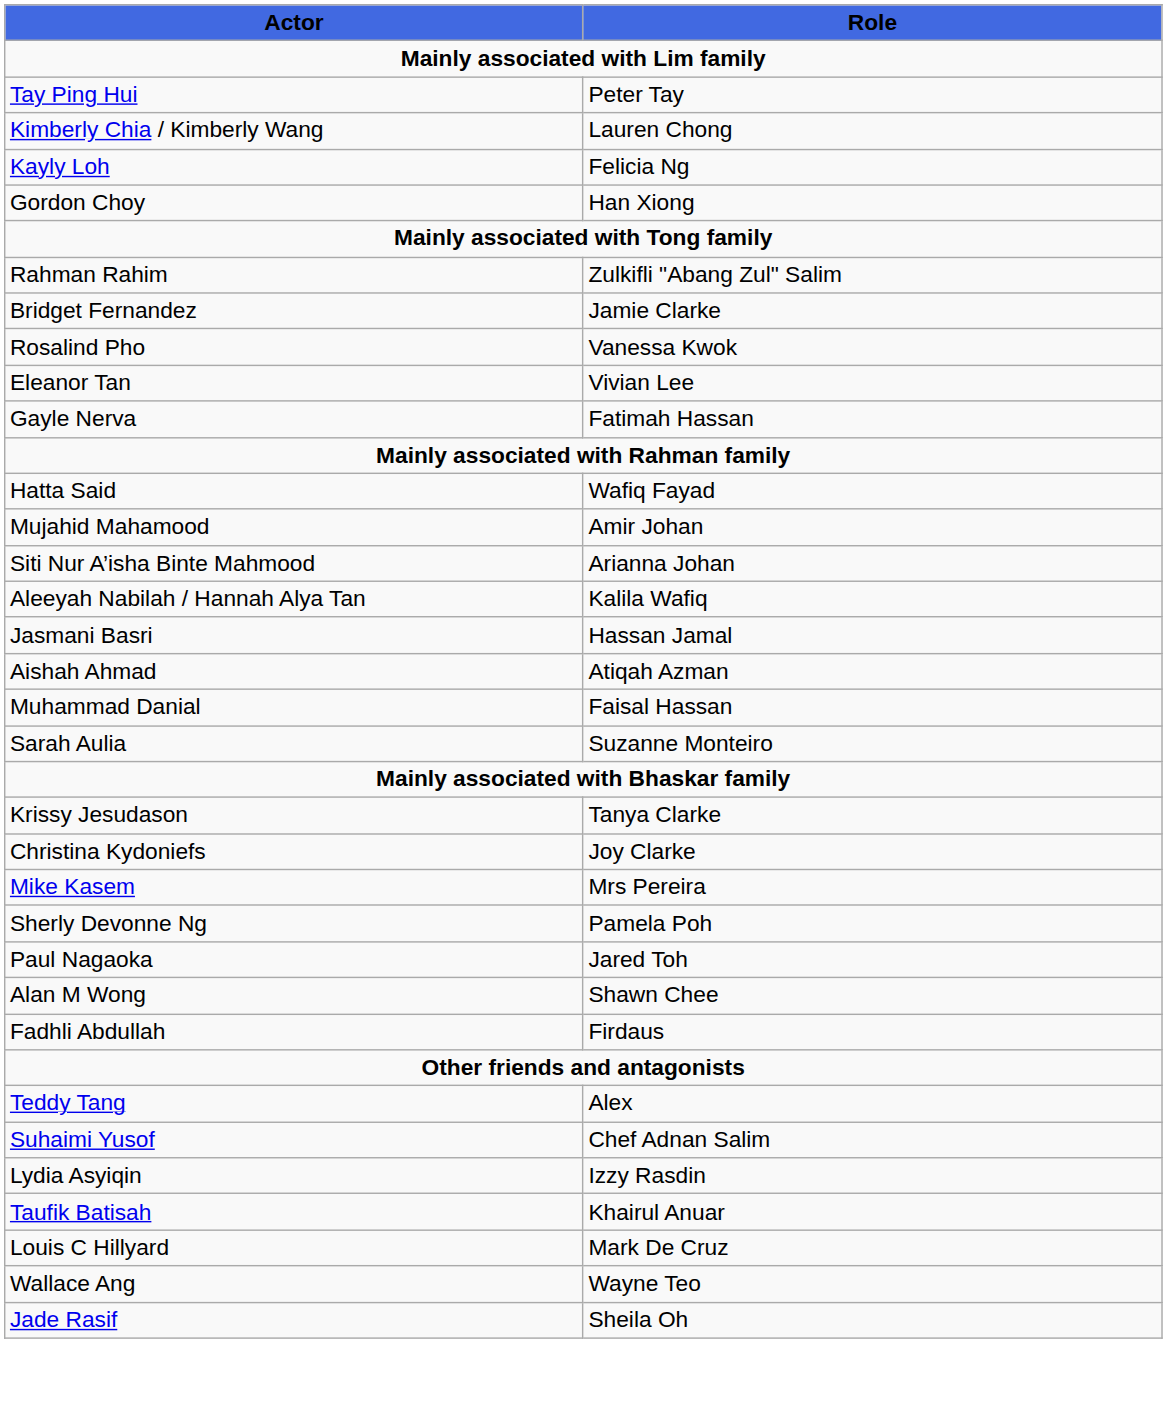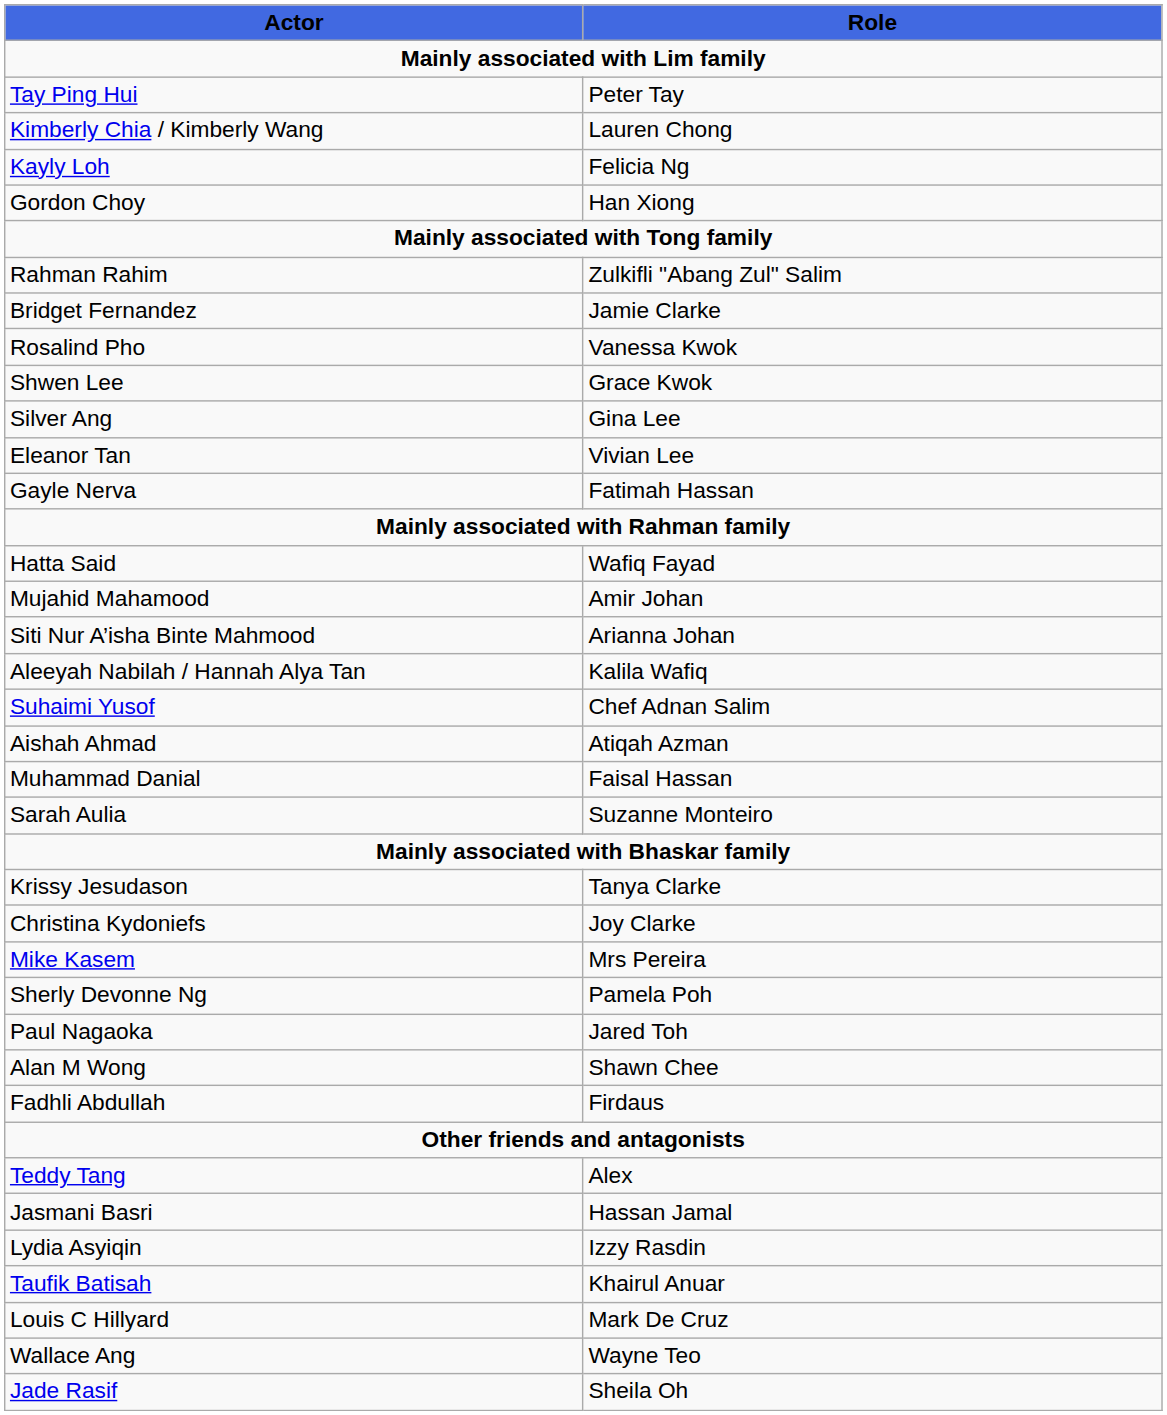+ row: (67, 382)
+ row: (61, 418)
rows swapped: (81, 635) <-> (82, 1139)
